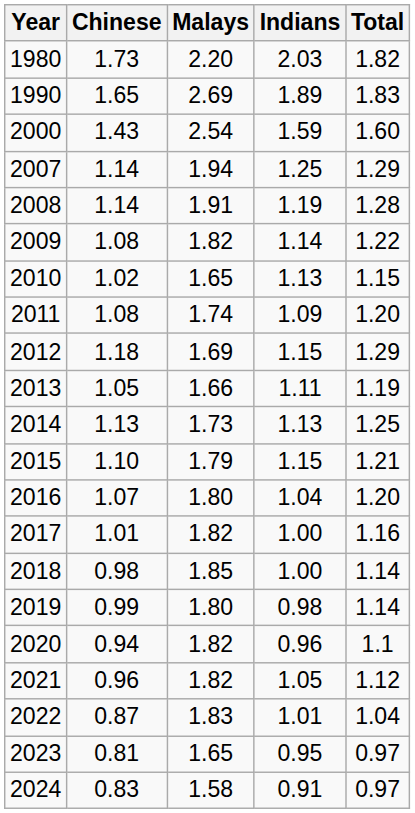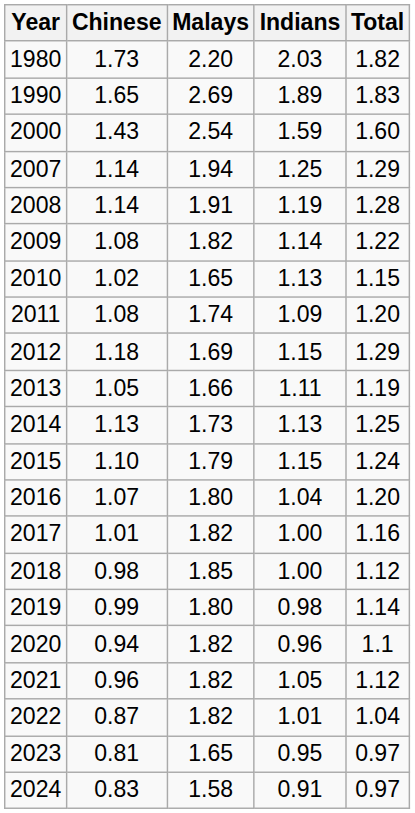(378, 461) 1.21 -> (378, 461) 1.24
(378, 570) 1.14 -> (378, 570) 1.12
(211, 717) 1.83 -> (211, 717) 1.82
